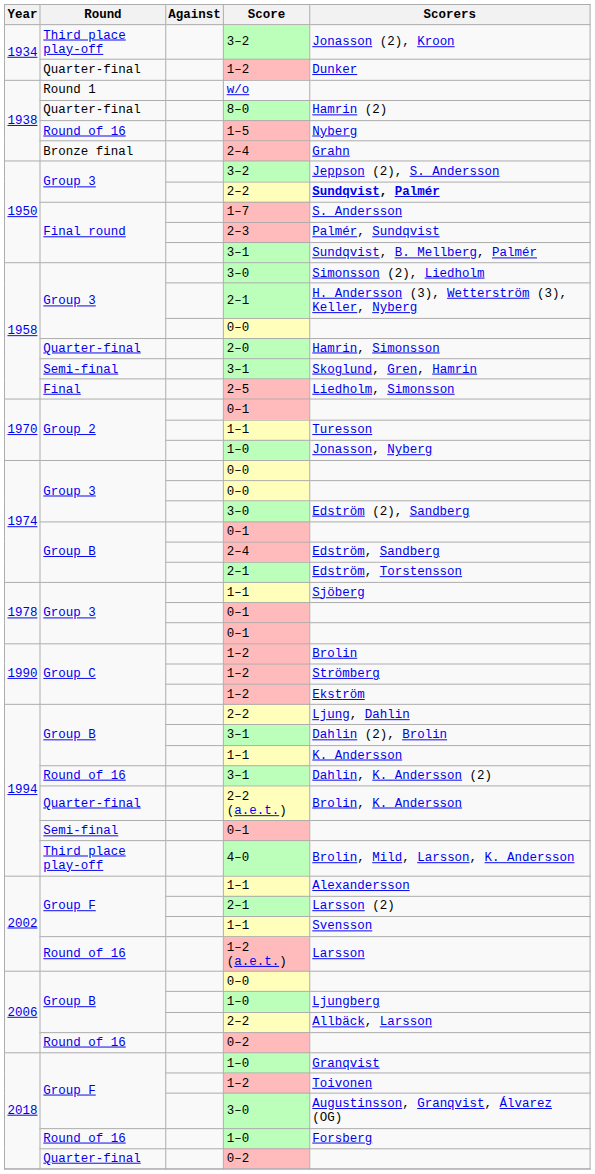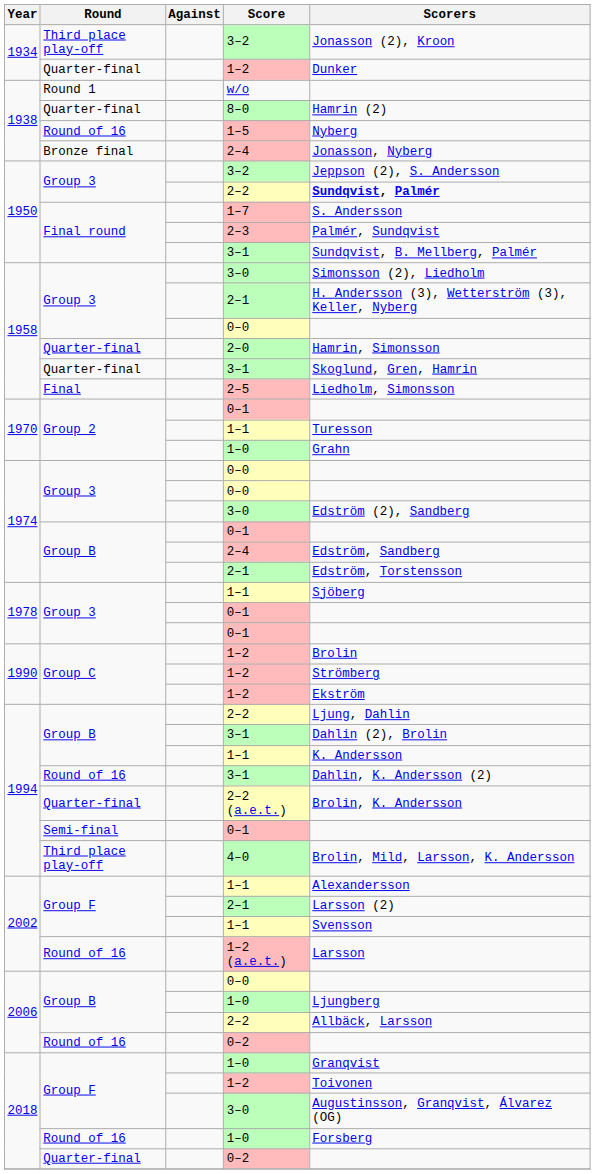(331, 151) Grahn -> (372, 151) Jonasson, Nyberg
(81, 369) Semi-final -> (92, 369) Quarter-final
(372, 450) Jonasson, Nyberg -> (331, 450) Grahn
